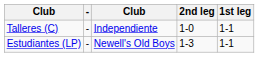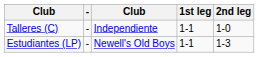columns swapped: (235, 12) <-> (197, 12)
